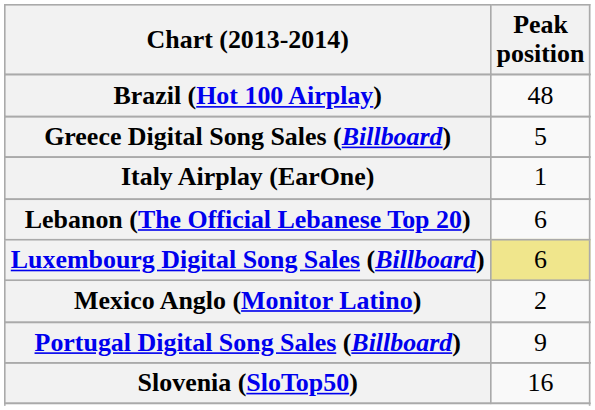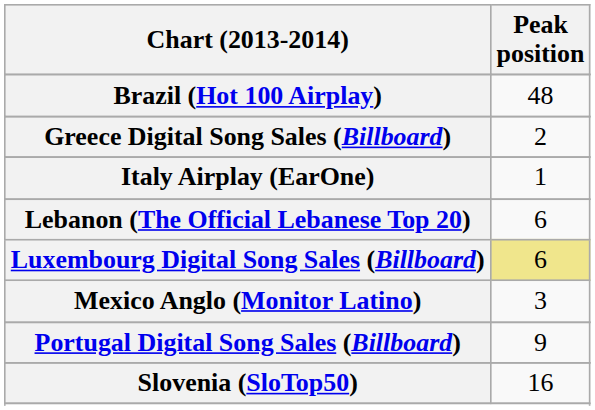(540, 136) 5 -> (540, 136) 2
(540, 300) 2 -> (540, 300) 3
